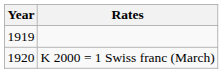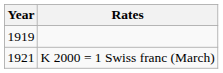(21, 57) 1920 -> (21, 57) 1921
